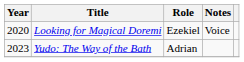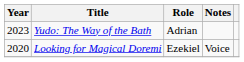rows swapped: (98, 30) <-> (93, 48)
